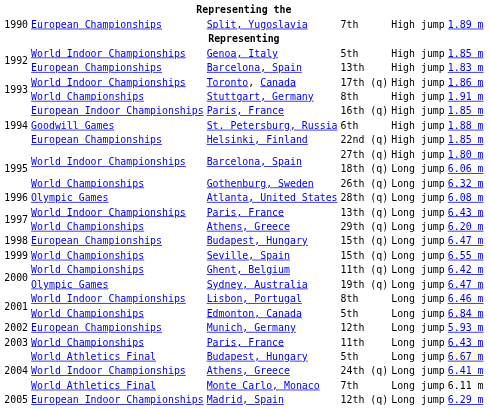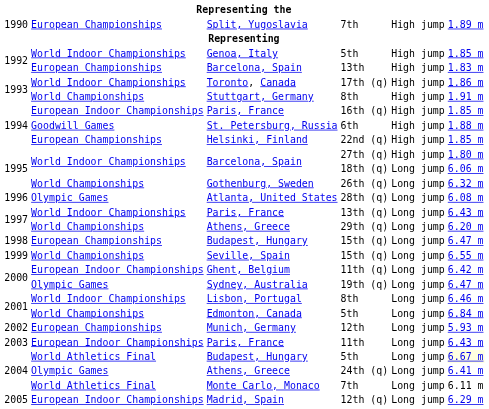(88, 270) World Championships -> (117, 270) European Indoor Championships
(88, 342) World Championships -> (117, 342) European Indoor Championships
(108, 371) World Indoor Championships -> (70, 371) Olympic Games
